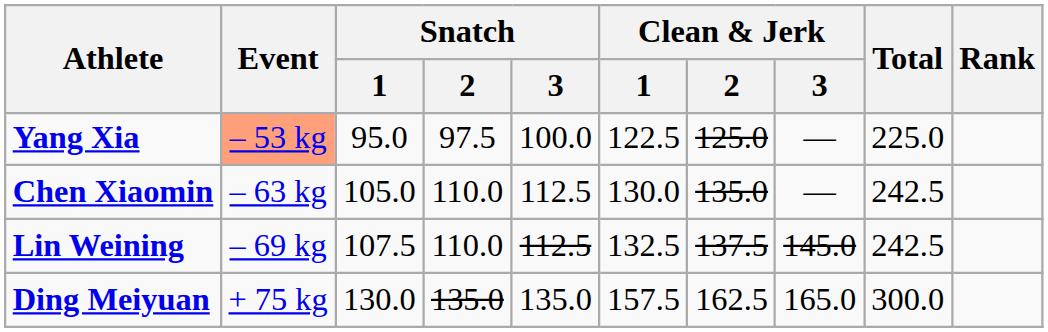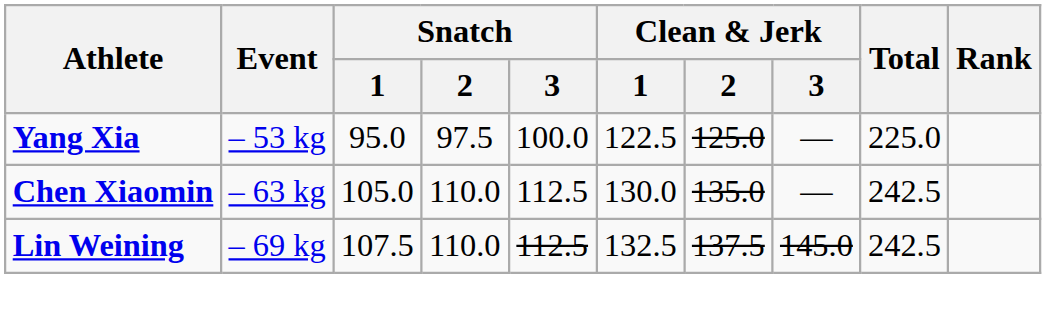(278, 138) lightsalmon background -> (277, 138) no background
- row: (111, 298)
